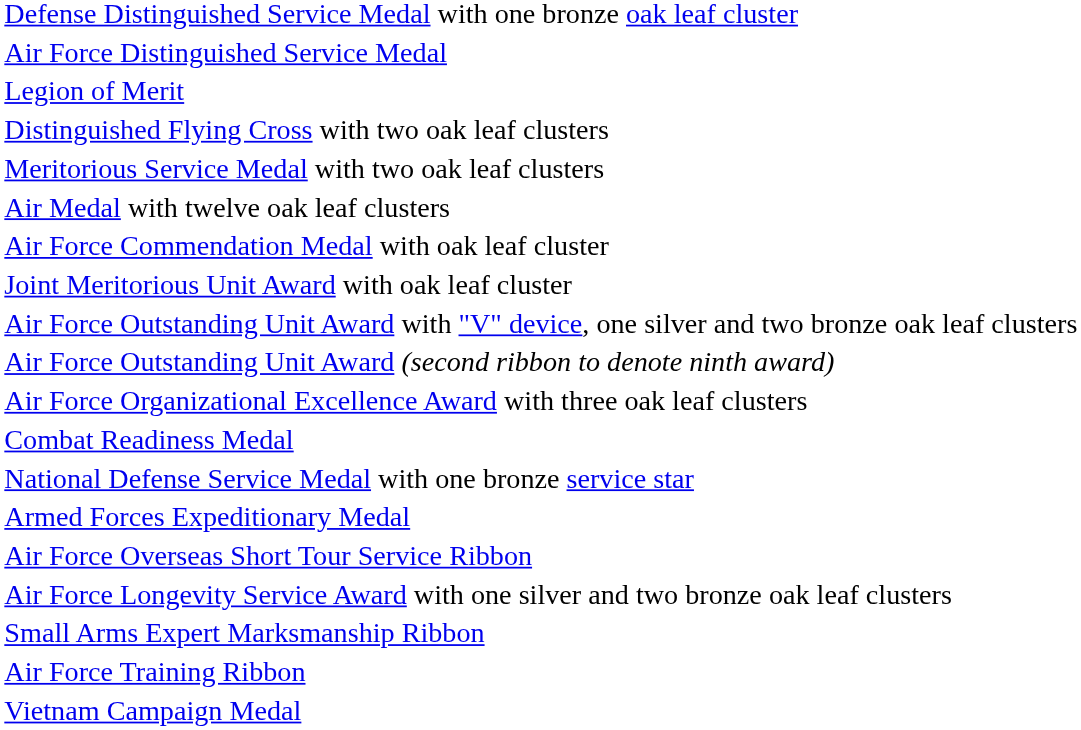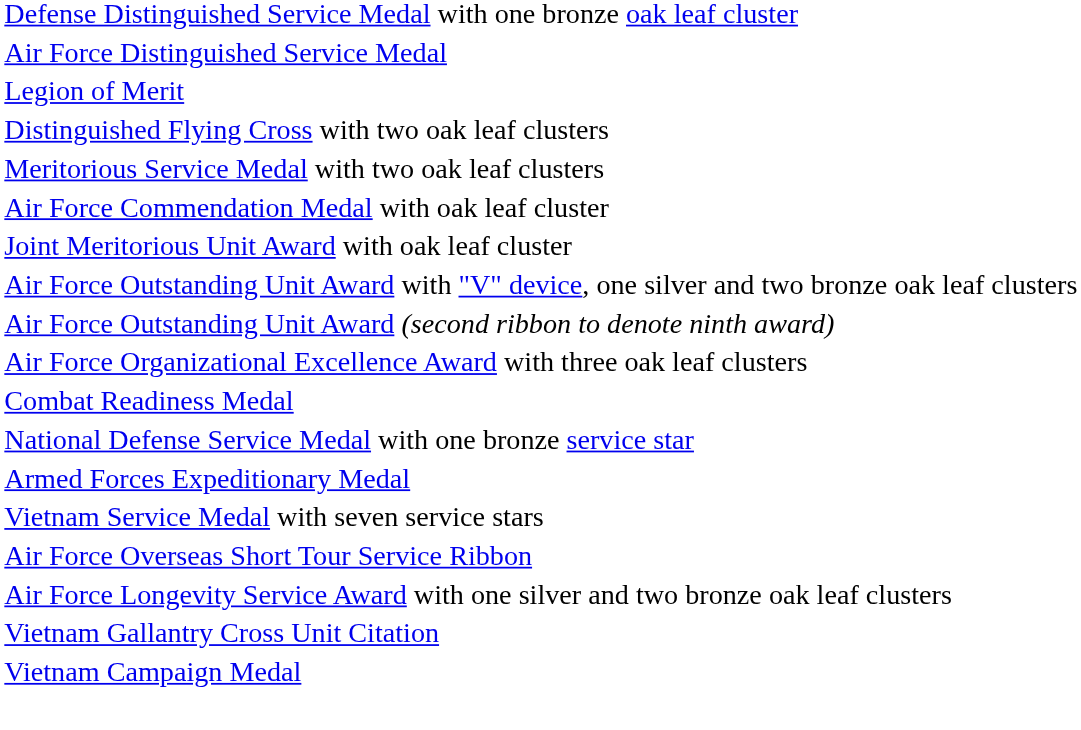- row: (227, 207)
+ row: (274, 517)
- row: (244, 633)
- row: (155, 671)
+ row: (222, 633)
